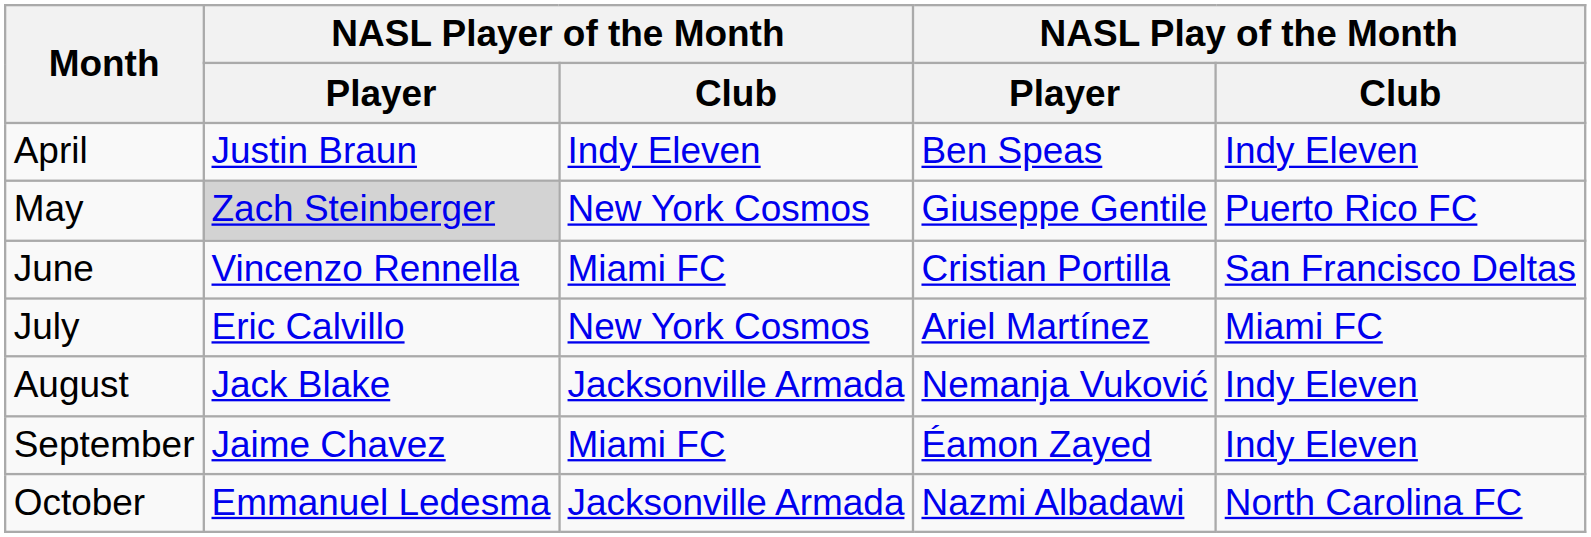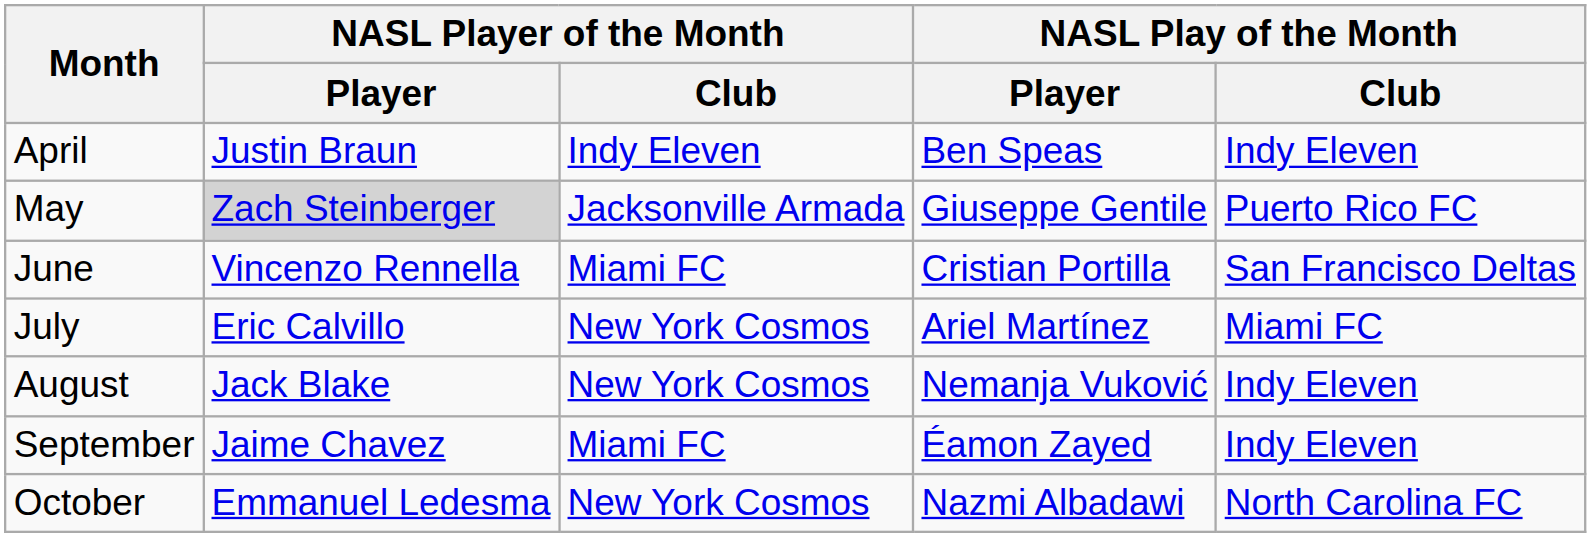(719, 209) New York Cosmos -> (736, 209) Jacksonville Armada
(736, 385) Jacksonville Armada -> (719, 385) New York Cosmos
(736, 502) Jacksonville Armada -> (719, 502) New York Cosmos
